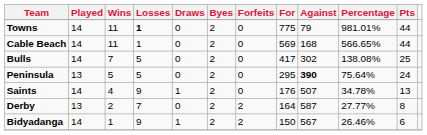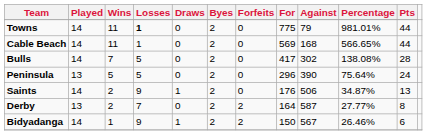(405, 59) 25 -> (405, 59) 28
(287, 74) 295 -> (287, 74) 296
(308, 74) bold -> (308, 74) normal
(110, 90) 4 -> (110, 90) 2
(308, 90) 507 -> (308, 90) 506
(358, 90) 34.78% -> (358, 90) 34.87%
